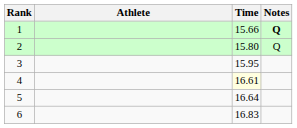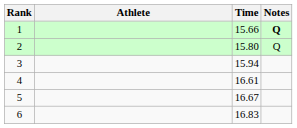(247, 64) 15.95 -> (247, 64) 15.94
(247, 81) lightyellow background -> (247, 81) no background
(247, 98) 16.64 -> (247, 98) 16.67
